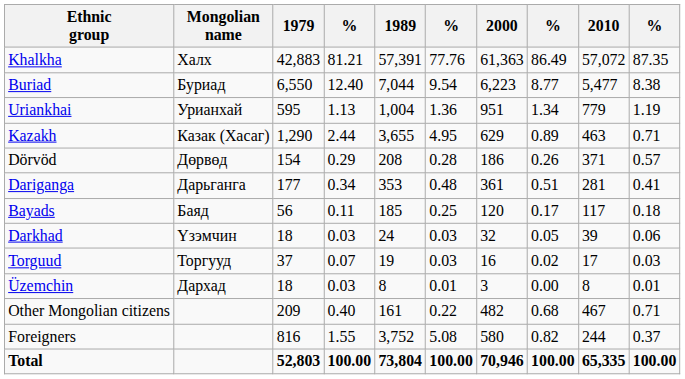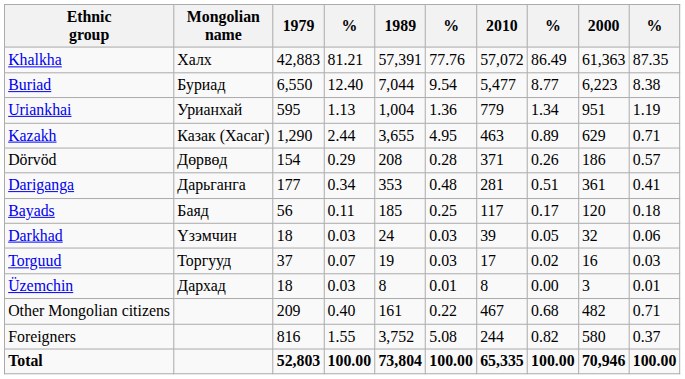columns swapped: (502, 25) <-> (604, 25)
